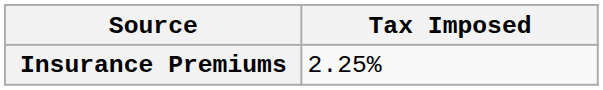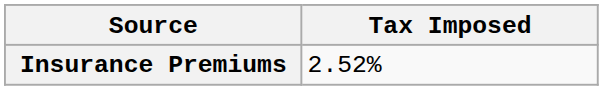(345, 65) 2.25% -> (345, 65) 2.52%
